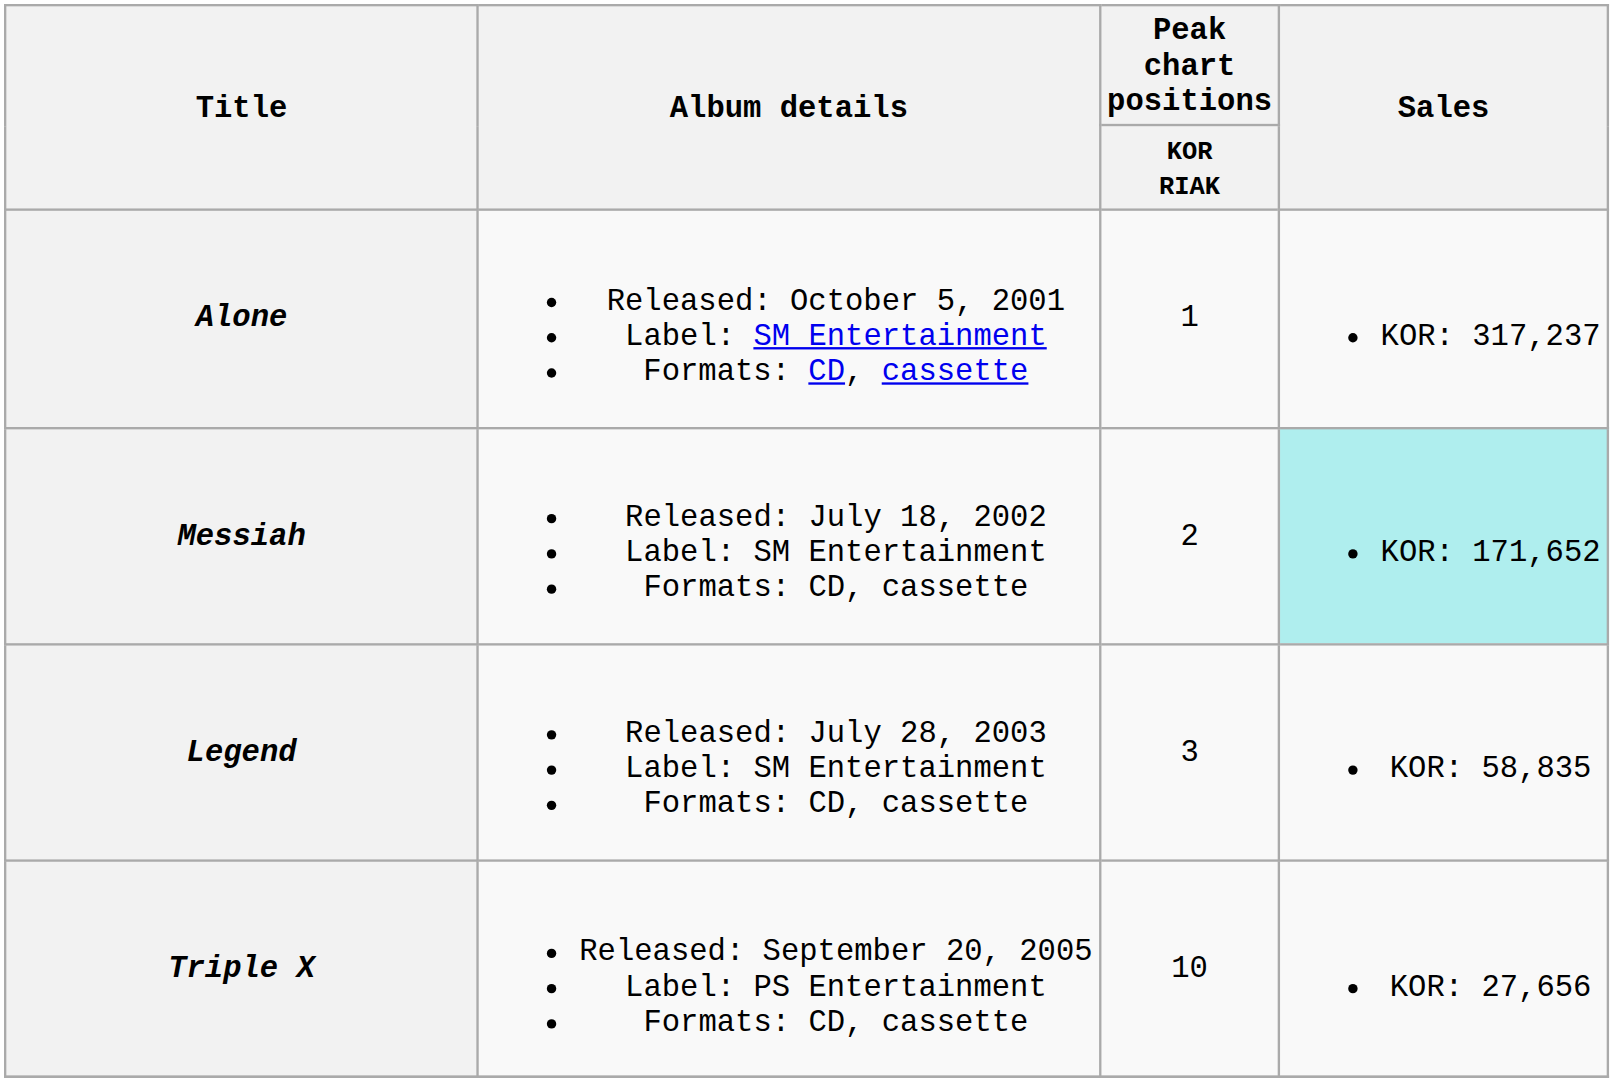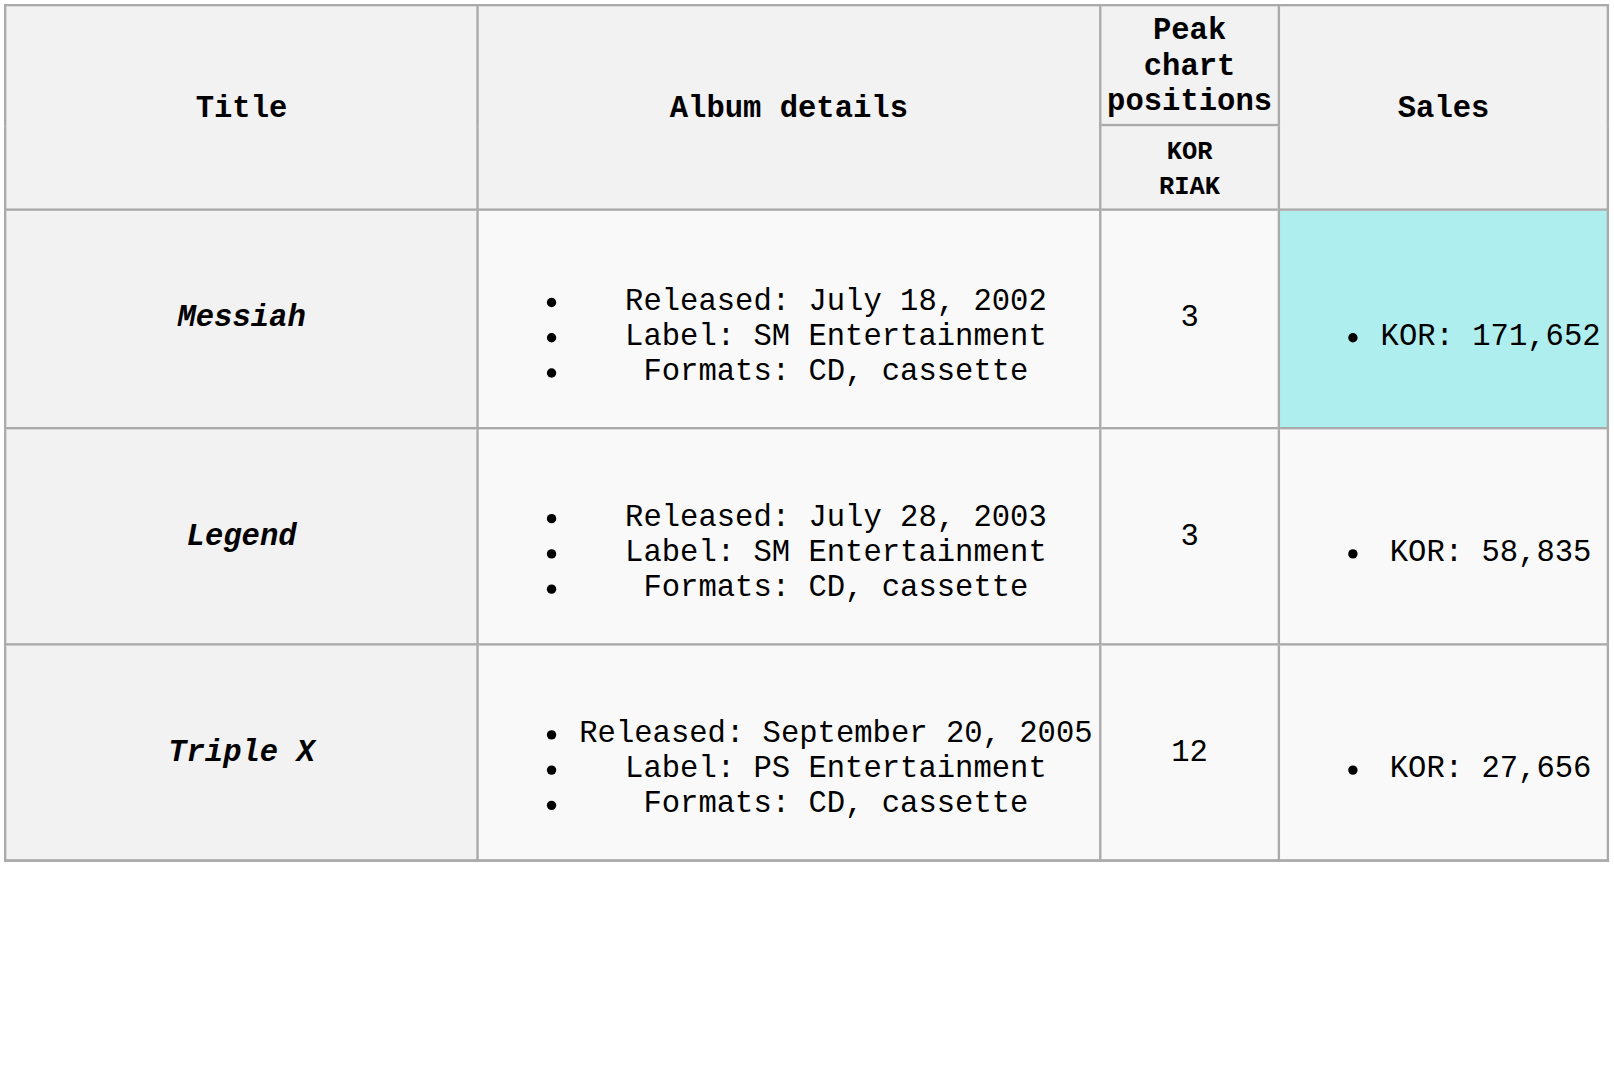- row: (242, 319)
(1190, 535) 2 -> (1190, 319) 3
(1190, 969) 10 -> (1190, 752) 12
